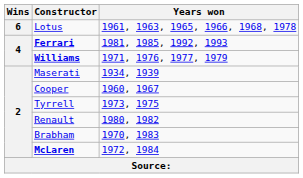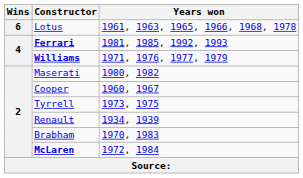(130, 74) 1934, 1939 -> (130, 74) 1980, 1982
(130, 120) 1980, 1982 -> (130, 120) 1934, 1939
